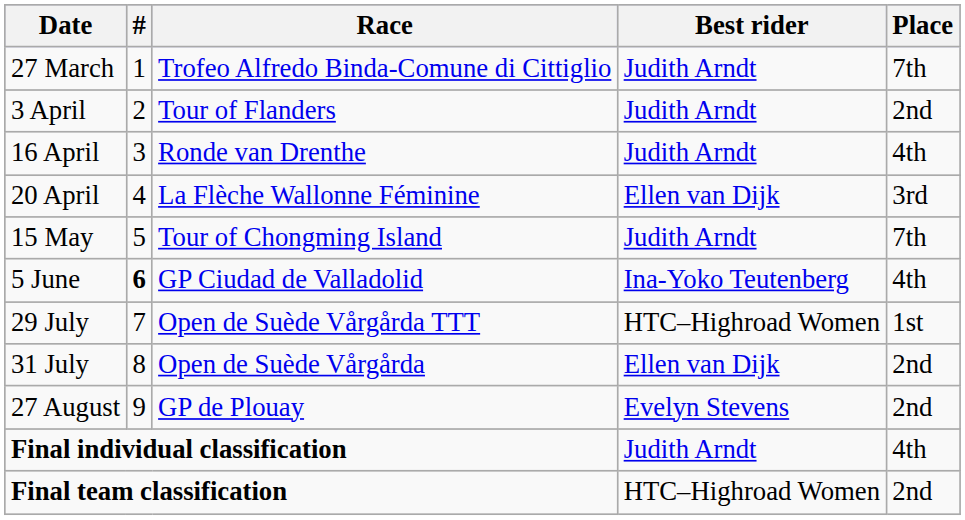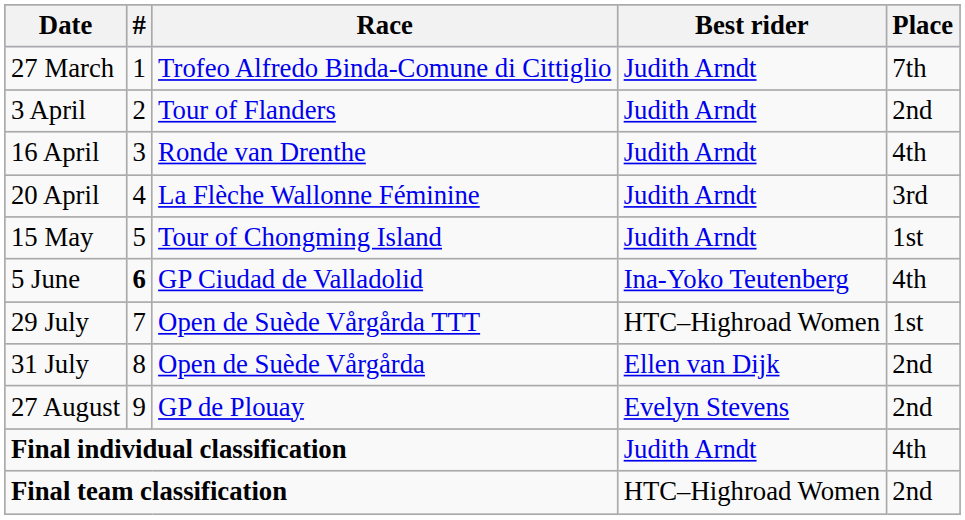(702, 195) Ellen van Dijk -> (690, 195) Judith Arndt
(909, 237) 7th -> (908, 237) 1st
